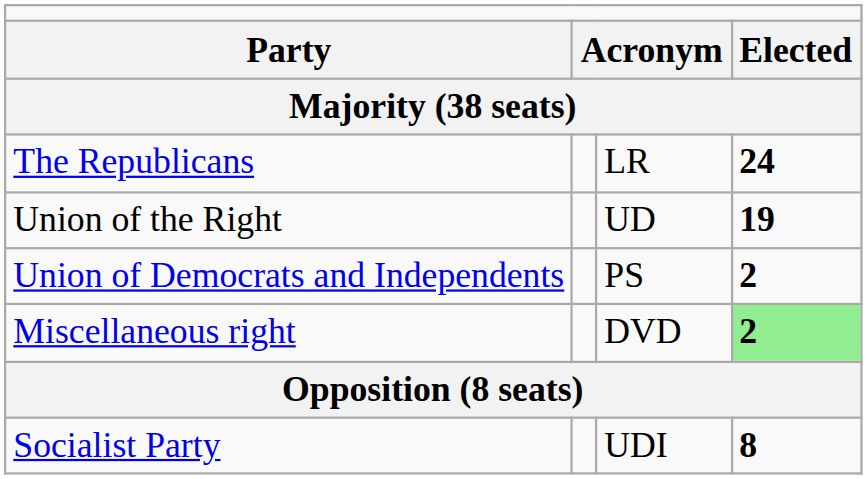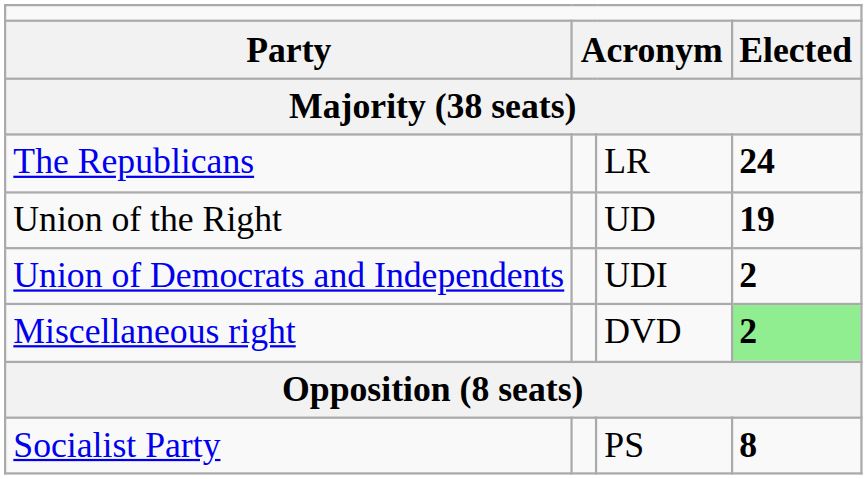(624, 275) PS -> (636, 275) UDI
(636, 445) UDI -> (624, 445) PS
